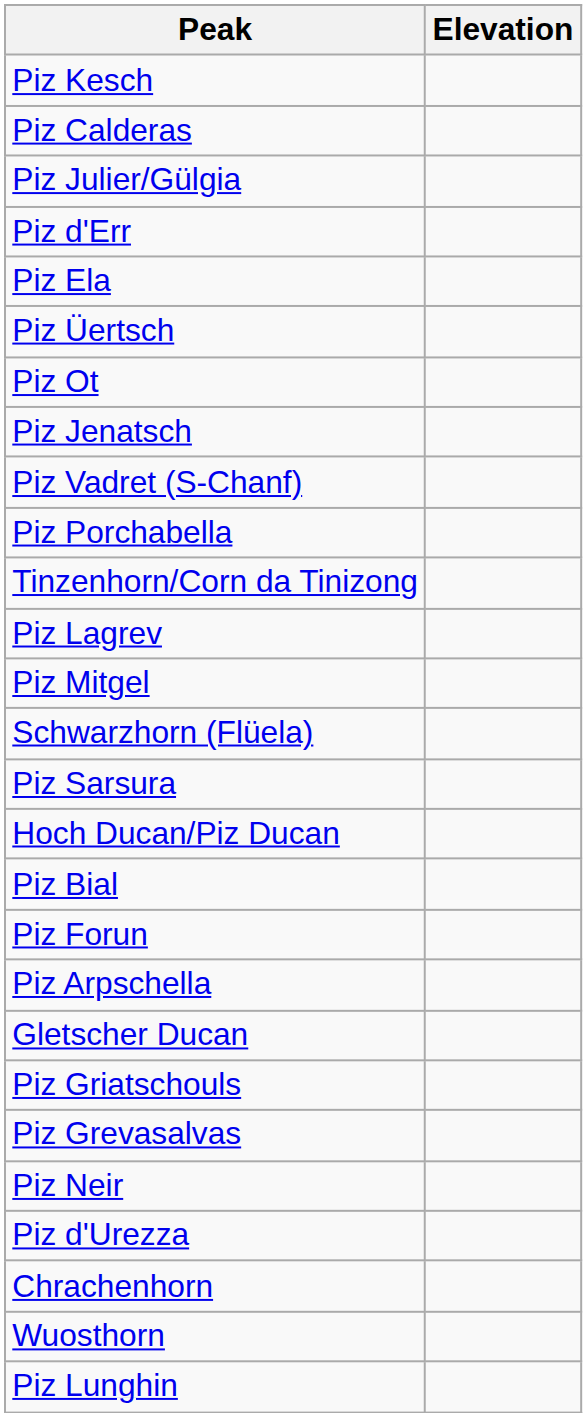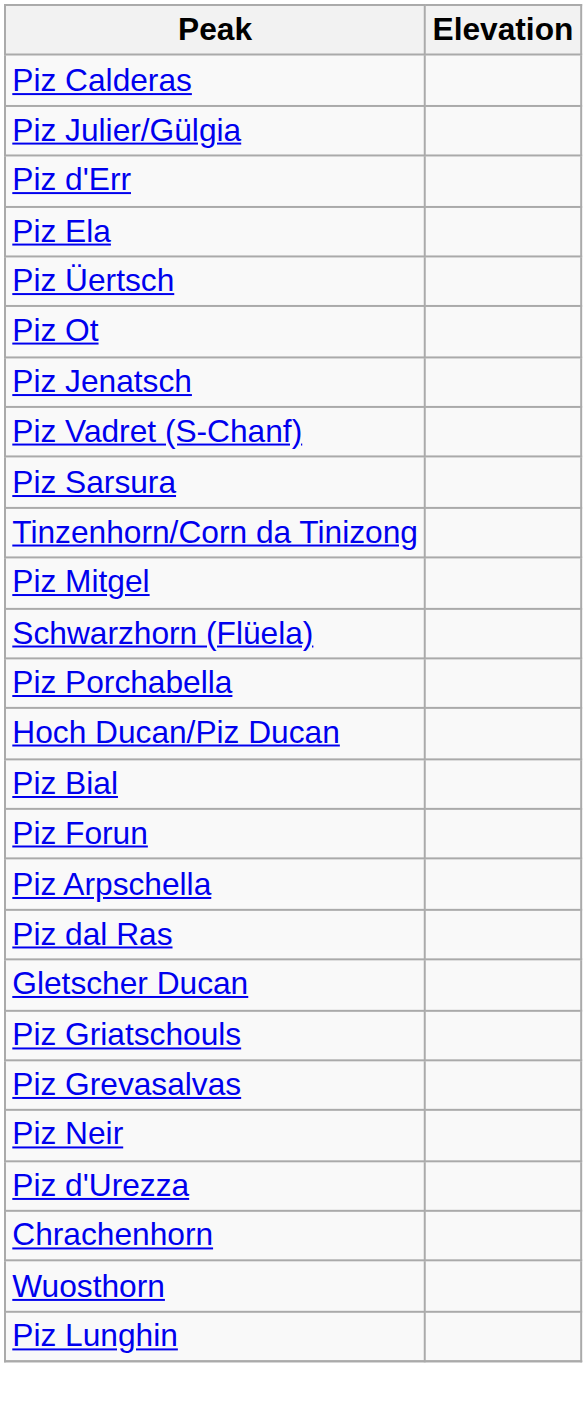- row: (83, 79)
rows swapped: (94, 783) <-> (122, 532)
- row: (87, 632)
+ row: (92, 933)
